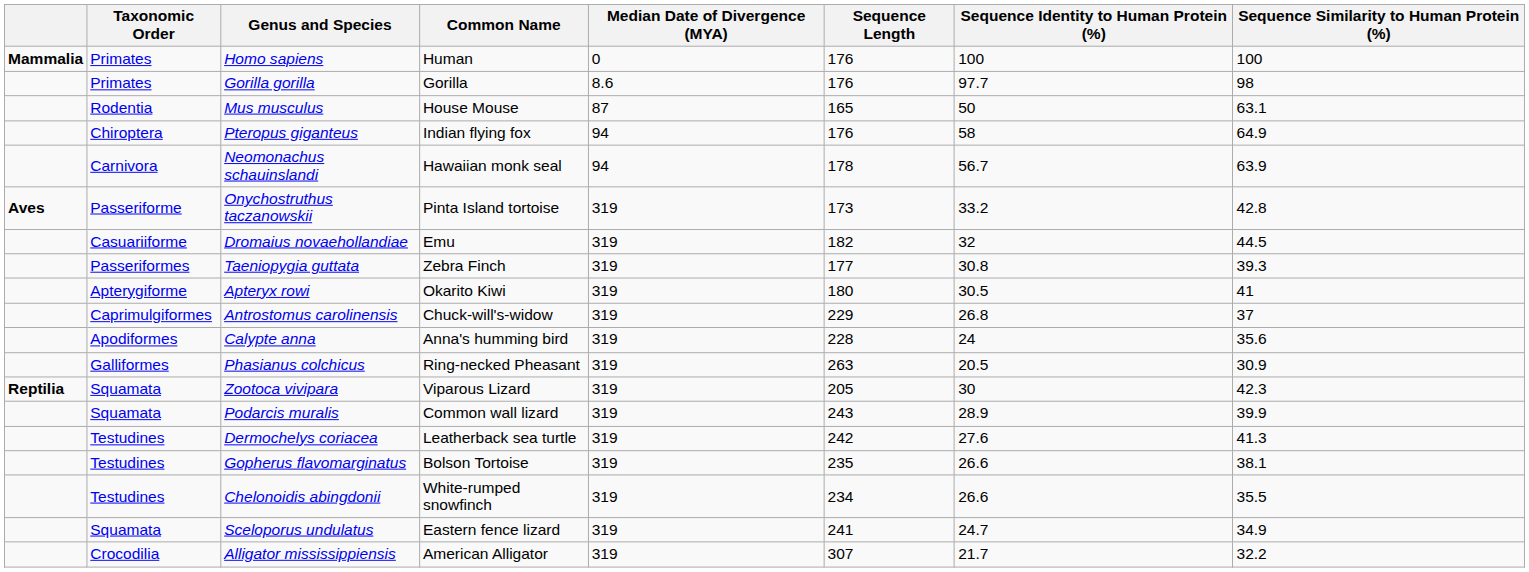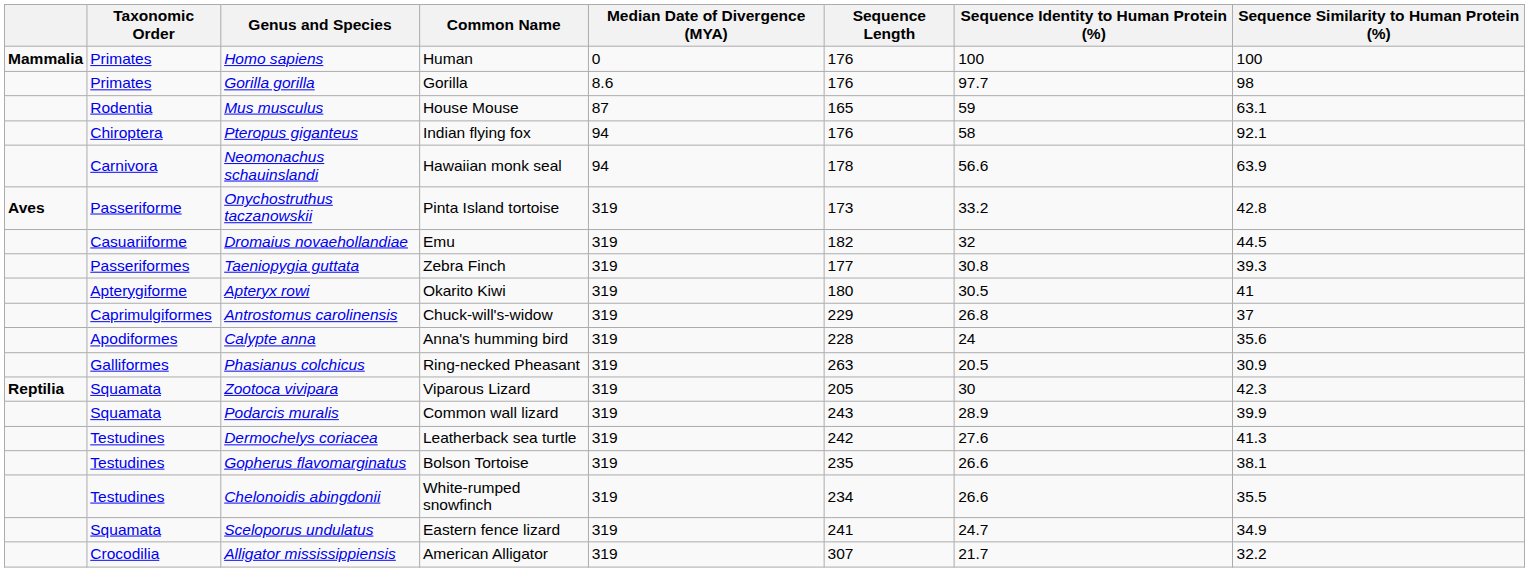(967, 108) 50 -> (967, 108) 59
(1252, 132) 64.9 -> (1252, 132) 92.1
(973, 166) 56.7 -> (973, 166) 56.6
